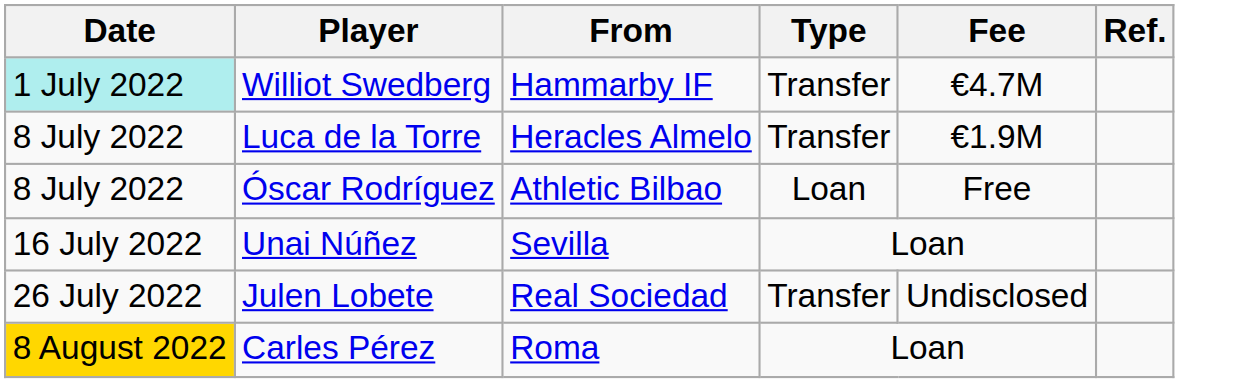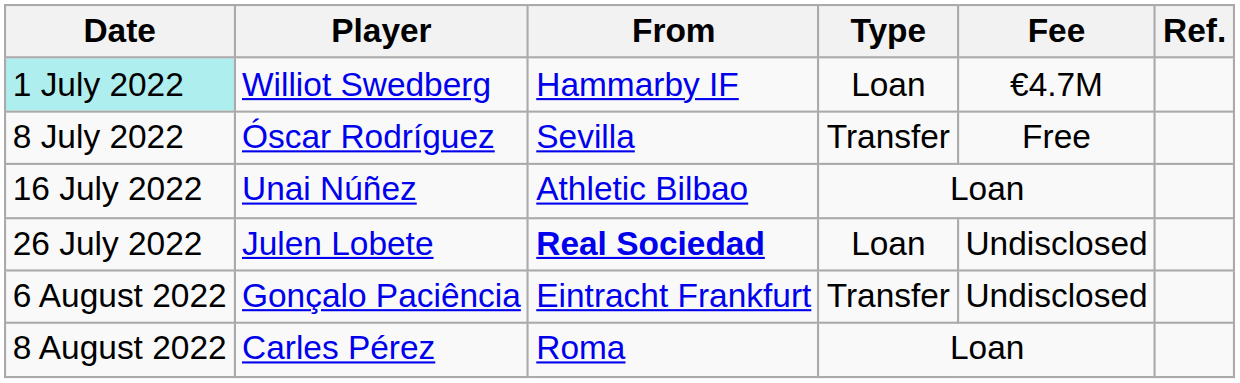(829, 84) Transfer -> (888, 84) Loan
- row: (362, 137)
(616, 190) Athletic Bilbao -> (586, 137) Sevilla
(829, 190) Loan -> (888, 137) Transfer
(559, 243) Sevilla -> (642, 190) Athletic Bilbao
(619, 296) normal -> (651, 243) bold
(829, 296) Transfer -> (888, 243) Loan
+ row: (381, 296)
(120, 349) gold background -> (120, 349) no background
